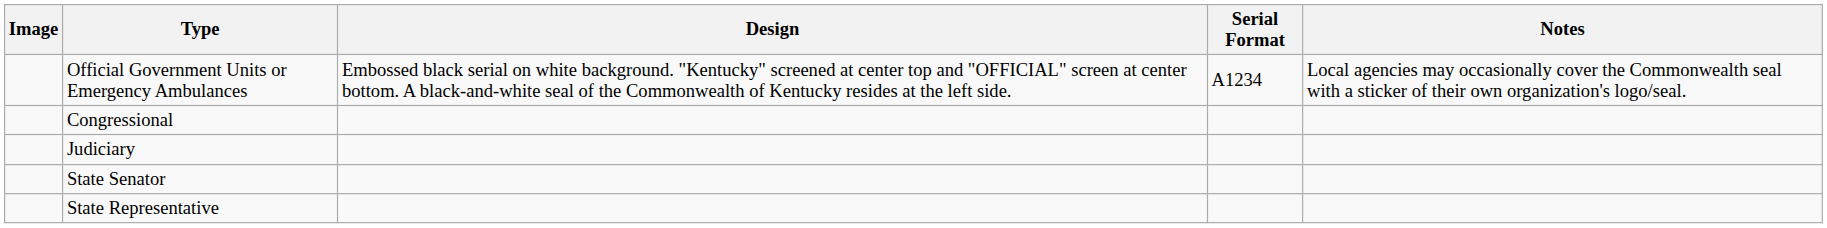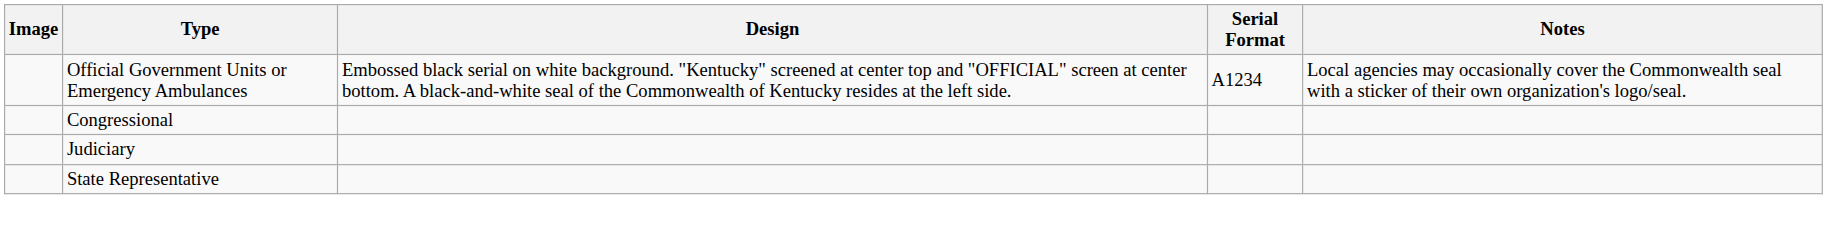- row: (116, 178)
